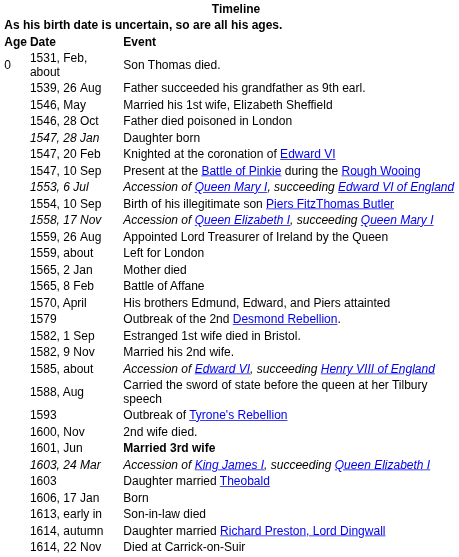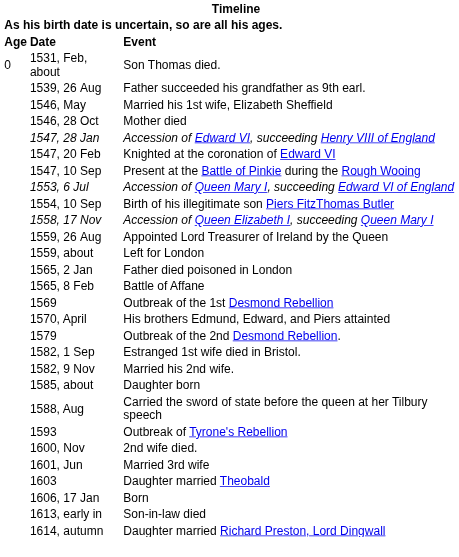(208, 121) Father died poisoned in London -> (155, 121) Mother died
(162, 138) Daughter born -> (279, 138) Accession of Edward VI, succeeding Henry VIII of England
(155, 270) Mother died -> (208, 270) Father died poisoned in London
+ row: (43, 303)
(279, 369) Accession of Edward VI, succeeding Henry VIII of England -> (162, 385) Daughter born
(169, 448) bold -> (166, 465) normal
- row: (65, 465)
- row: (66, 547)
